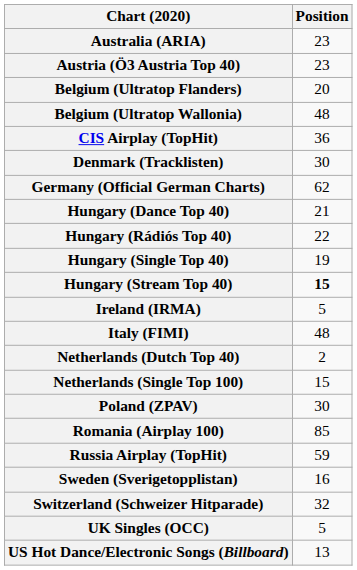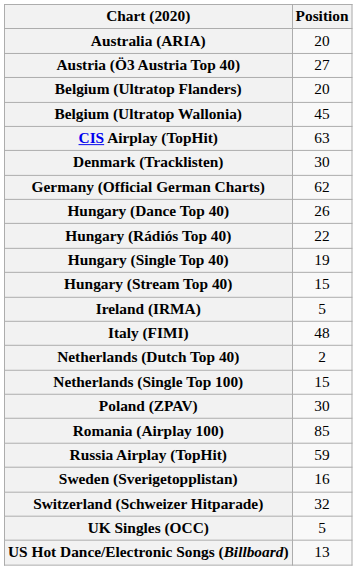(322, 41) 23 -> (322, 41) 20
(322, 65) 23 -> (322, 65) 27
(322, 114) 48 -> (322, 114) 45
(322, 138) 36 -> (322, 138) 63
(322, 211) 21 -> (322, 211) 26
(322, 284) bold -> (322, 284) normal
